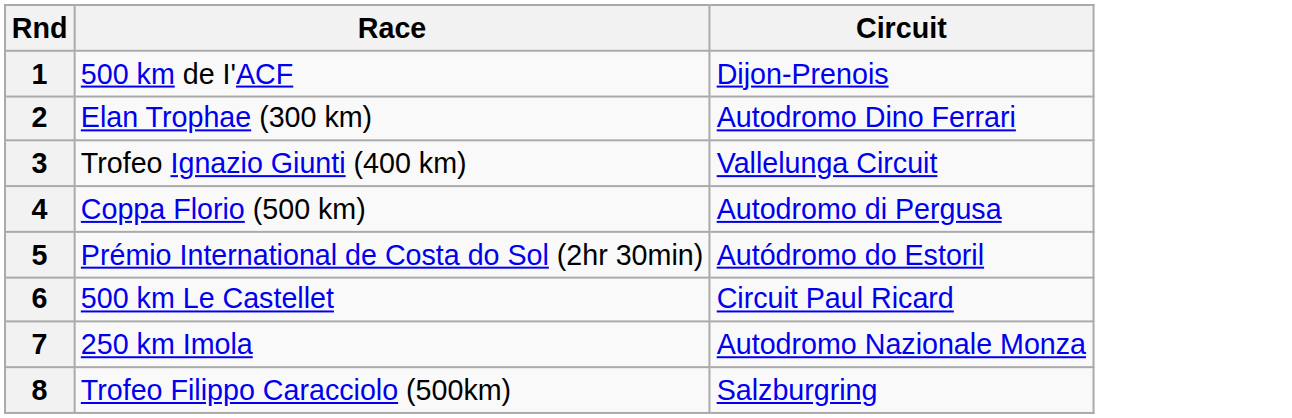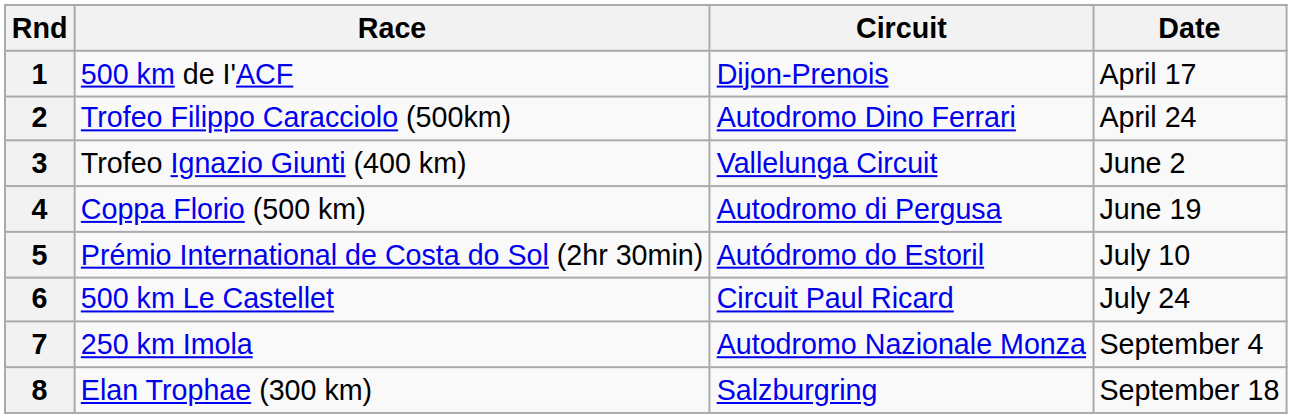+ column: (1189, 28)
(226, 119) Elan Trophae (300 km) -> (296, 119) Trofeo Filippo Caracciolo (500km)
(296, 390) Trofeo Filippo Caracciolo (500km) -> (226, 390) Elan Trophae (300 km)
